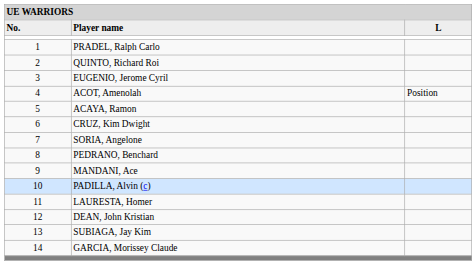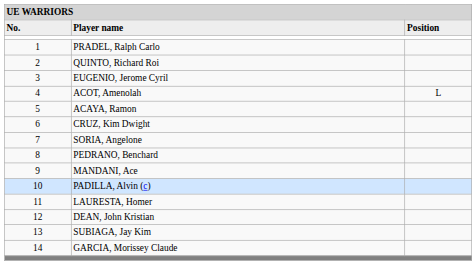(438, 28) L -> (423, 28) Position
(422, 94) Position -> (438, 94) L
